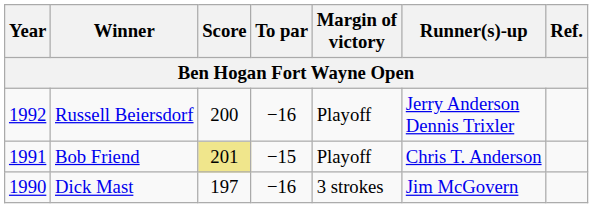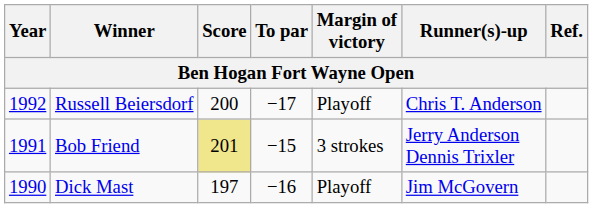(282, 114) −16 -> (282, 103) −17
(463, 114) Jerry Anderson Dennis Trixler -> (474, 103) Chris T. Anderson
(344, 156) Playoff -> (350, 145) 3 strokes
(474, 156) Chris T. Anderson -> (463, 145) Jerry Anderson Dennis Trixler
(350, 187) 3 strokes -> (344, 187) Playoff
